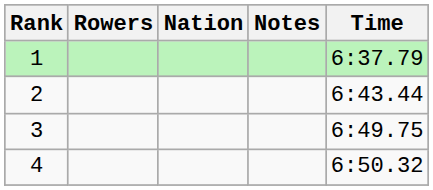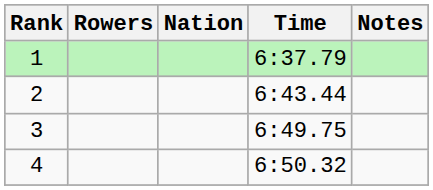columns swapped: (377, 23) <-> (287, 23)
